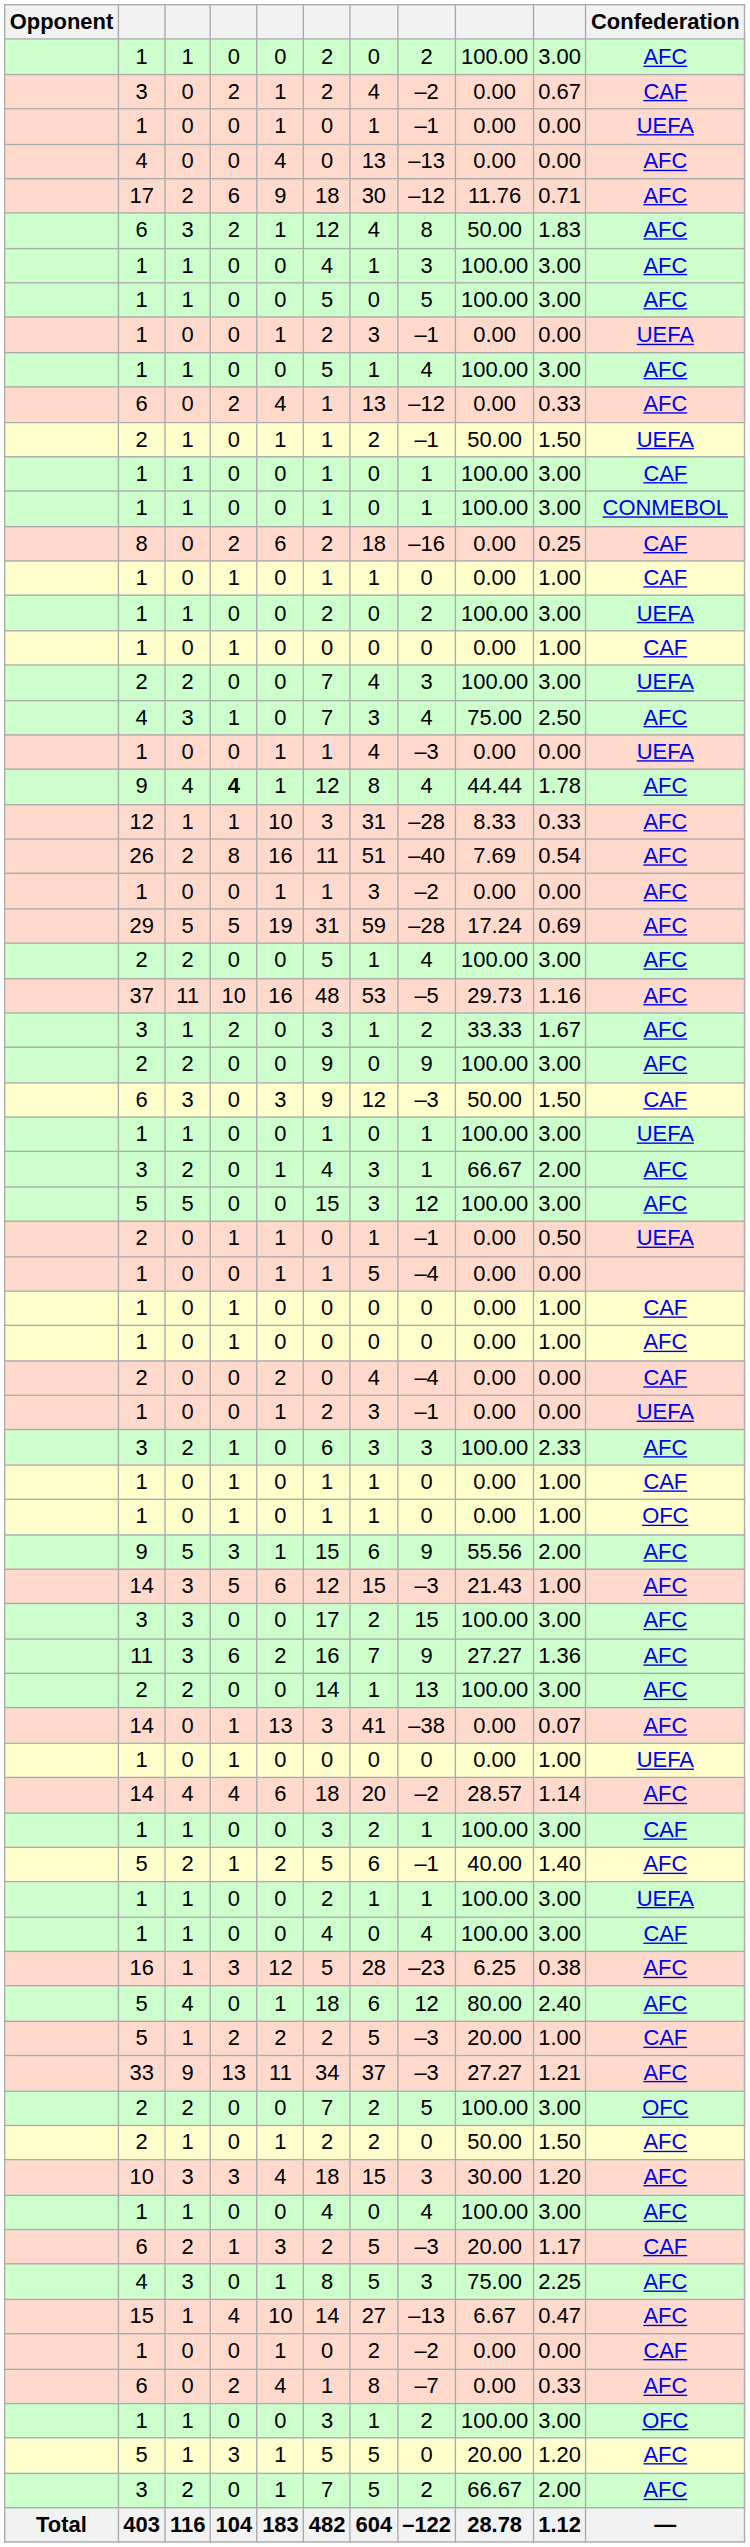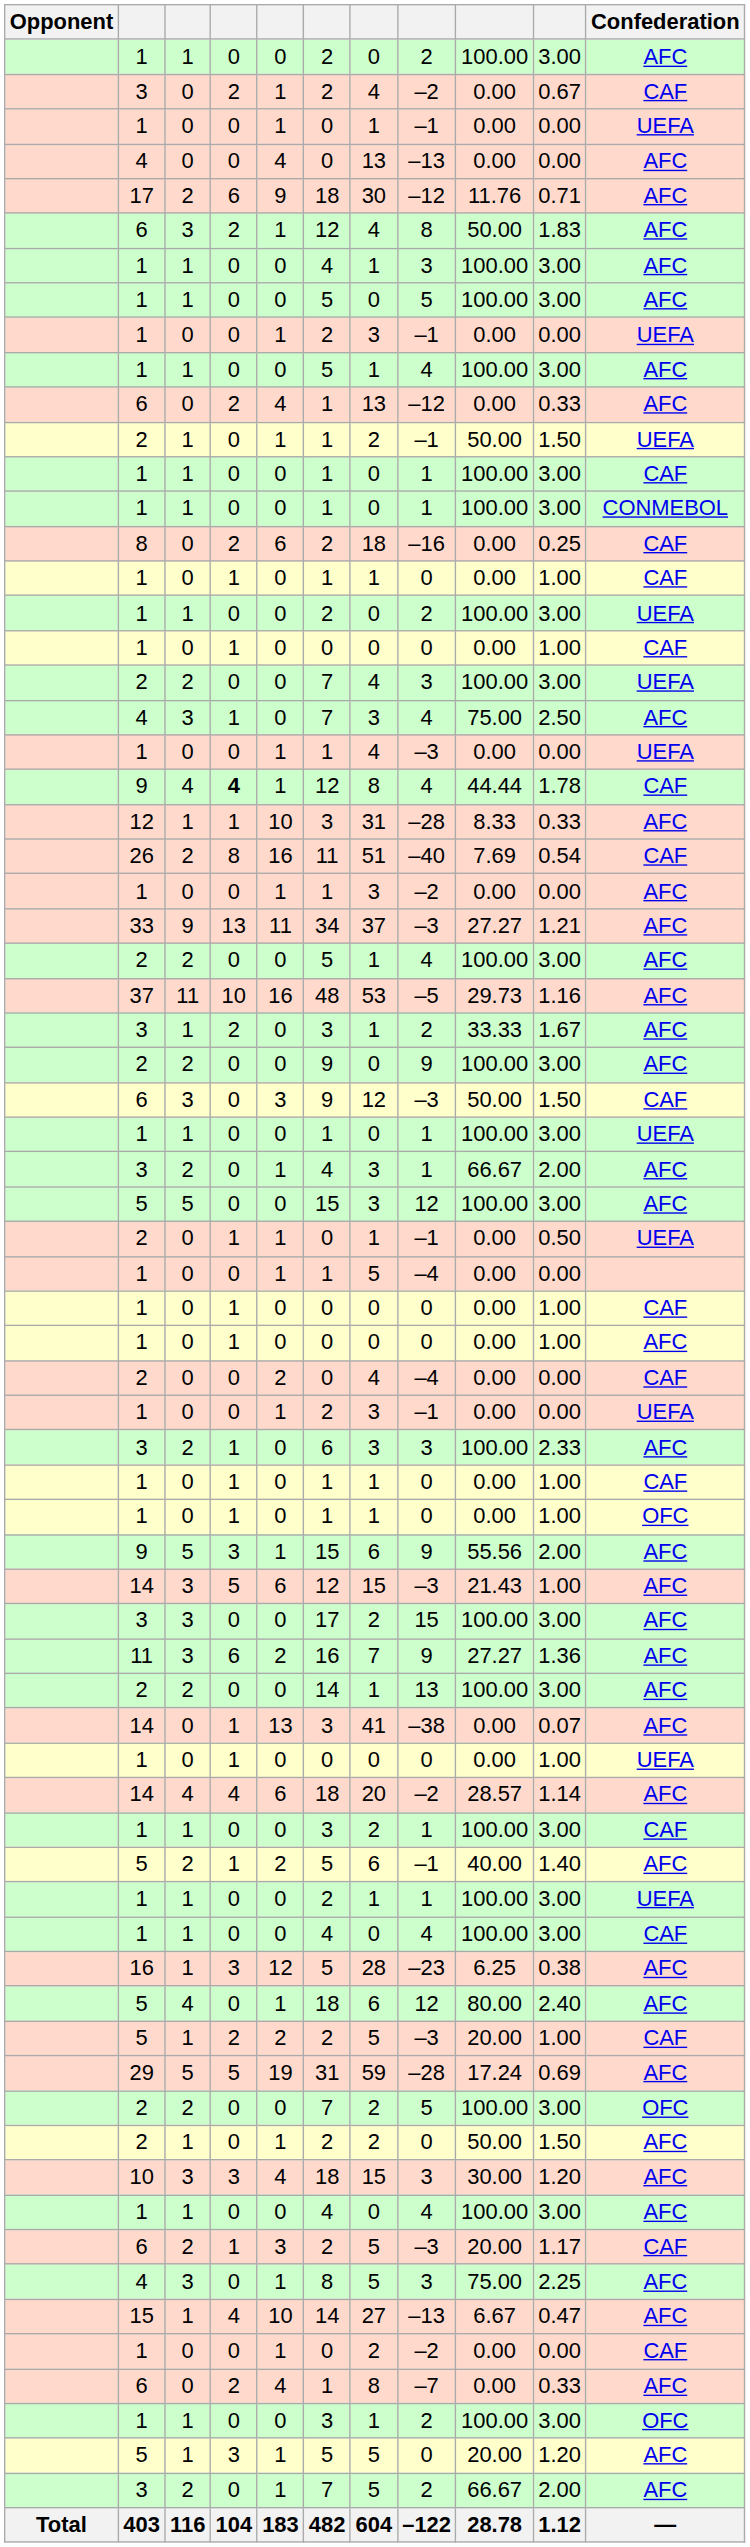(665, 786) AFC -> (665, 786) CAF
(665, 856) AFC -> (665, 856) CAF
rows swapped: (142, 2072) <-> (142, 925)
